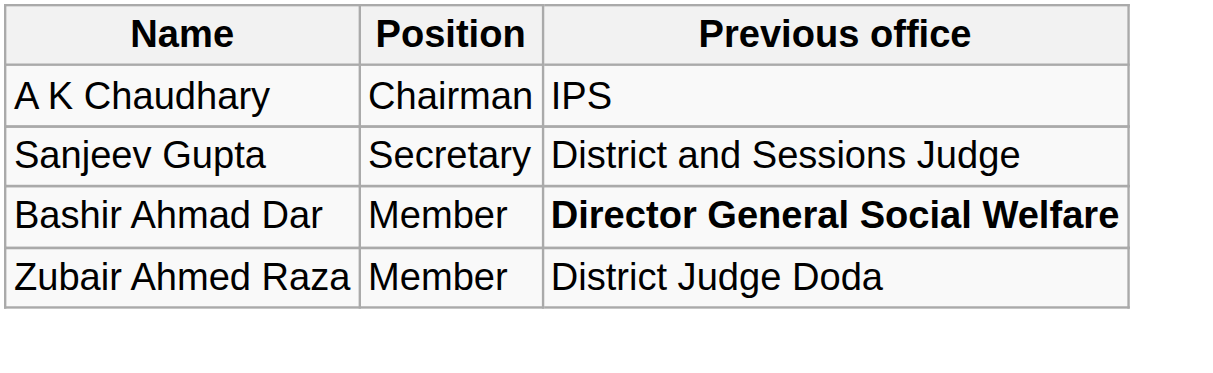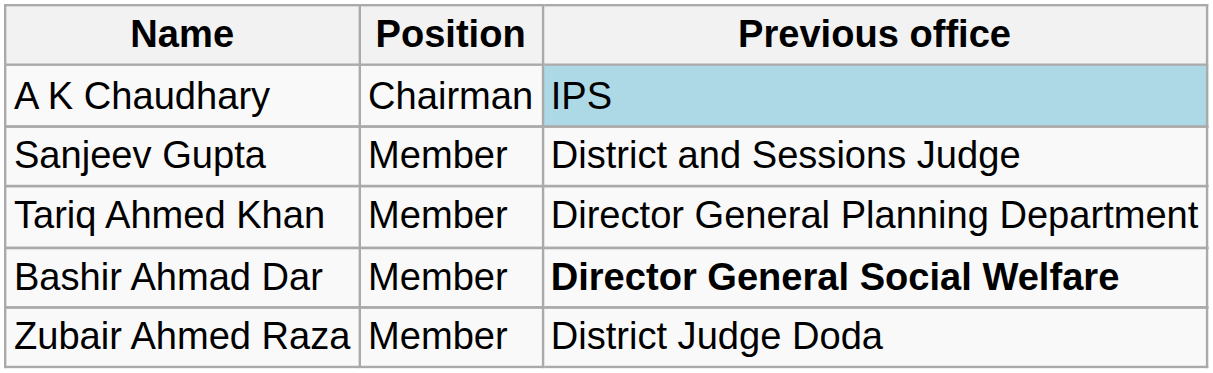(581, 95) no background -> (581, 95) lightblue background
(450, 155) Secretary -> (438, 155) Member
+ row: (170, 215)
